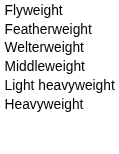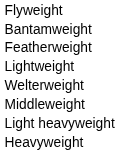+ row: (48, 29)
+ row: (39, 67)
